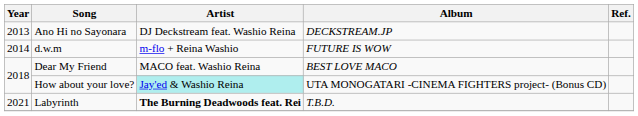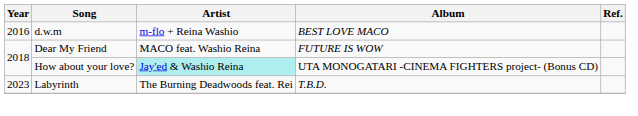- row: (80, 31)
(18, 48) 2014 -> (18, 31) 2016
(348, 48) FUTURE IS WOW -> (343, 31) BEST LOVE MACO
(351, 66) BEST LOVE MACO -> (340, 48) FUTURE IS WOW
(18, 102) 2021 -> (18, 84) 2023
(220, 102) bold -> (216, 84) normal
